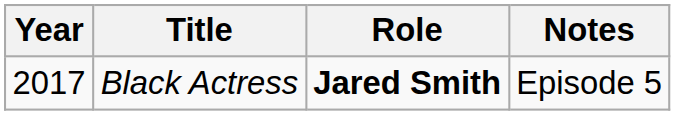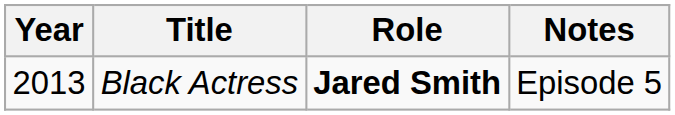(49, 82) 2017 -> (49, 82) 2013
